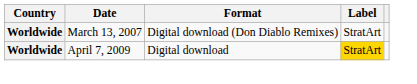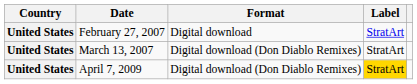+ row: (122, 32)
(35, 32) Worldwide -> (40, 50) United States
(35, 50) Worldwide -> (40, 69) United States
(188, 50) Digital download -> (266, 69) Digital download (Don Diablo Remixes)
